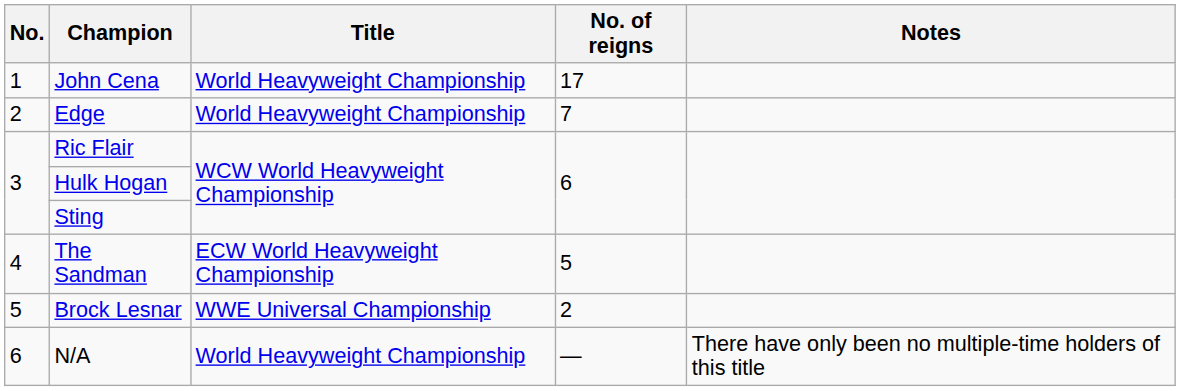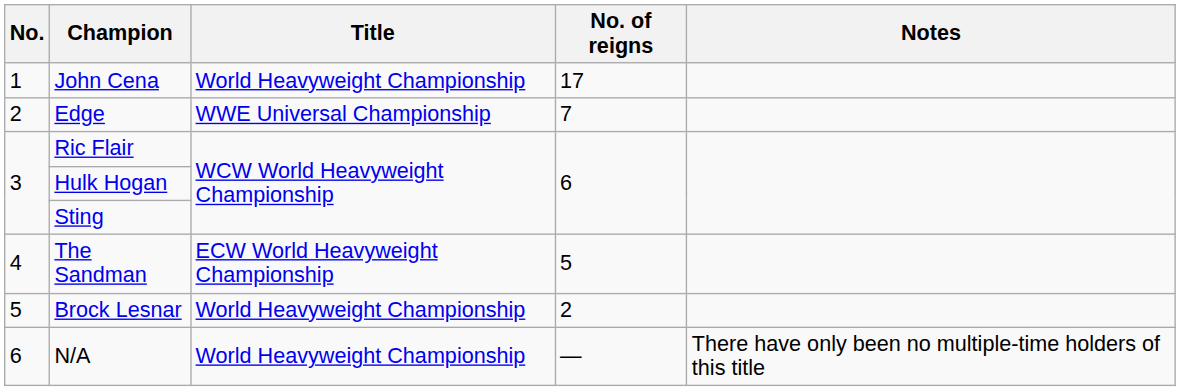(360, 114) World Heavyweight Championship -> (343, 114) WWE Universal Championship
(343, 310) WWE Universal Championship -> (360, 310) World Heavyweight Championship
